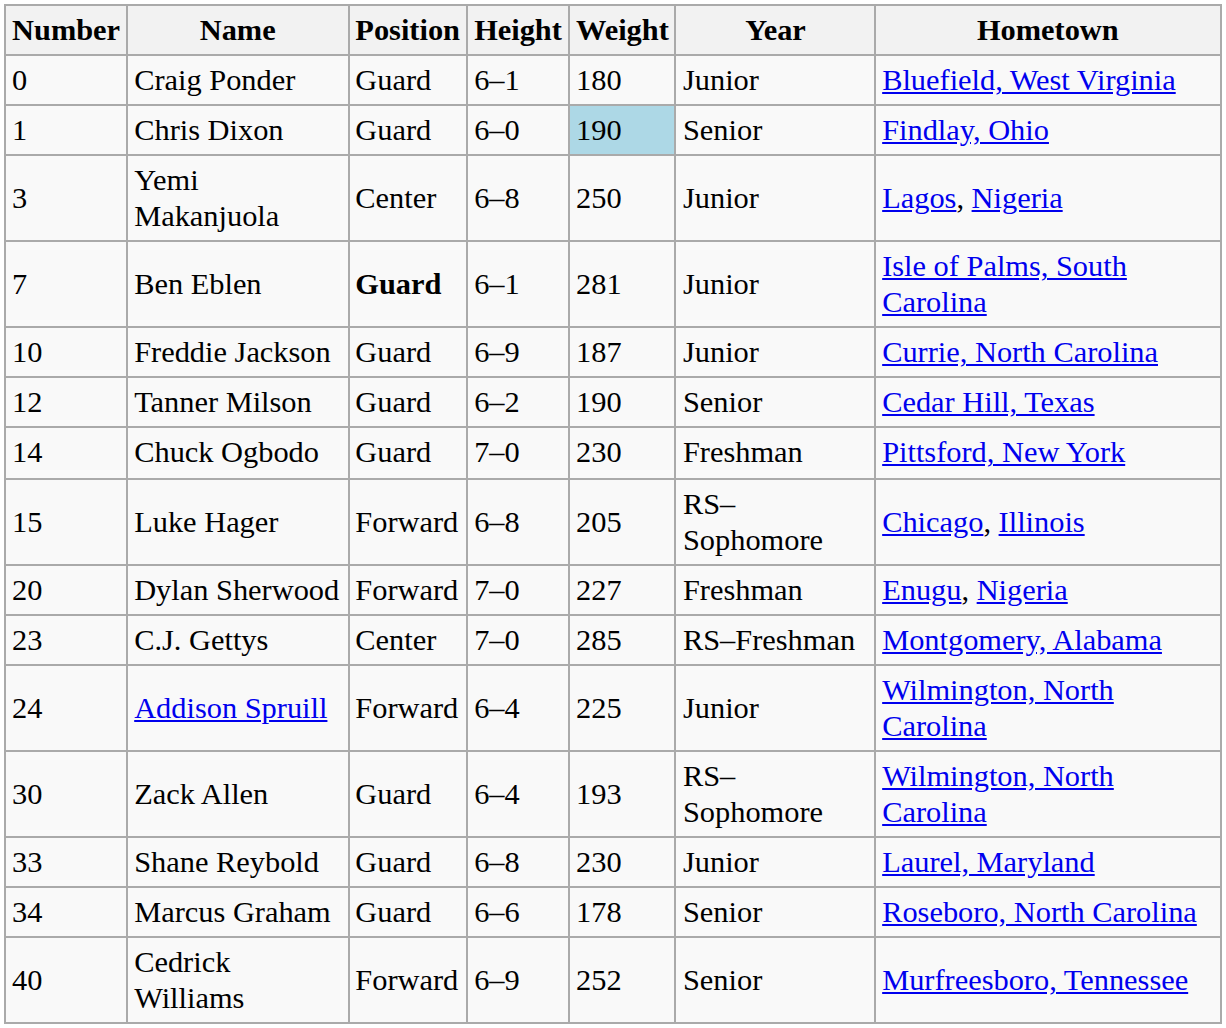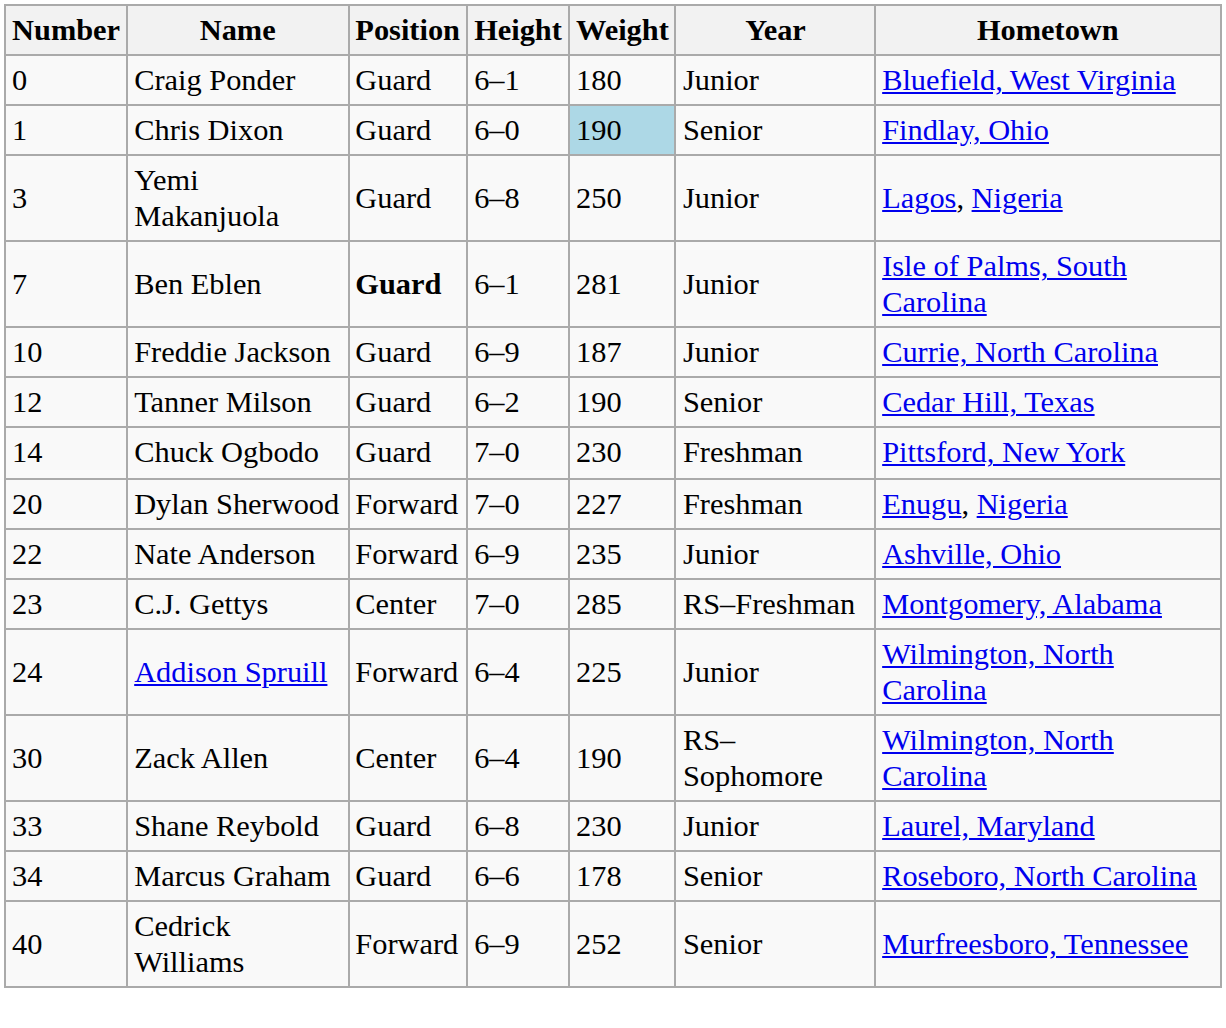(396, 198) Center -> (393, 198) Guard
- row: (206, 520)
+ row: (225, 552)
(393, 793) Guard -> (396, 757) Center
(599, 793) 193 -> (599, 757) 190
